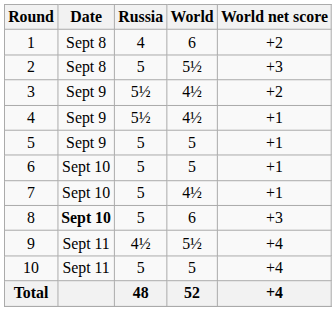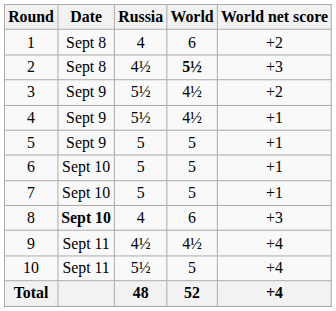(141, 67) 5 -> (141, 67) 4½
(192, 67) normal -> (192, 67) bold
(192, 192) 4½ -> (192, 192) 5
(141, 218) 5 -> (141, 218) 4
(192, 243) 5½ -> (192, 243) 4½
(141, 268) 5 -> (141, 268) 5½
